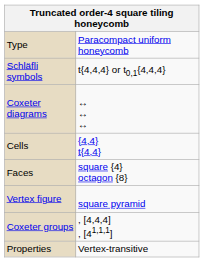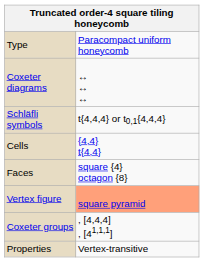rows swapped: (25, 71) <-> (27, 108)
(112, 204) no background -> (112, 204) lightsalmon background
